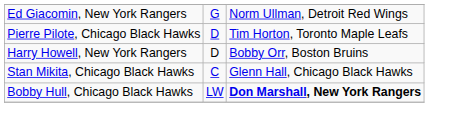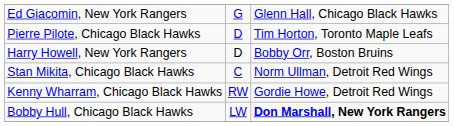(319, 14) Norm Ullman, Detroit Red Wings -> (346, 14) Glenn Hall, Chicago Black Hawks
(321, 72) Glenn Hall, Chicago Black Hawks -> (343, 72) Norm Ullman, Detroit Red Wings
+ row: (115, 92)
